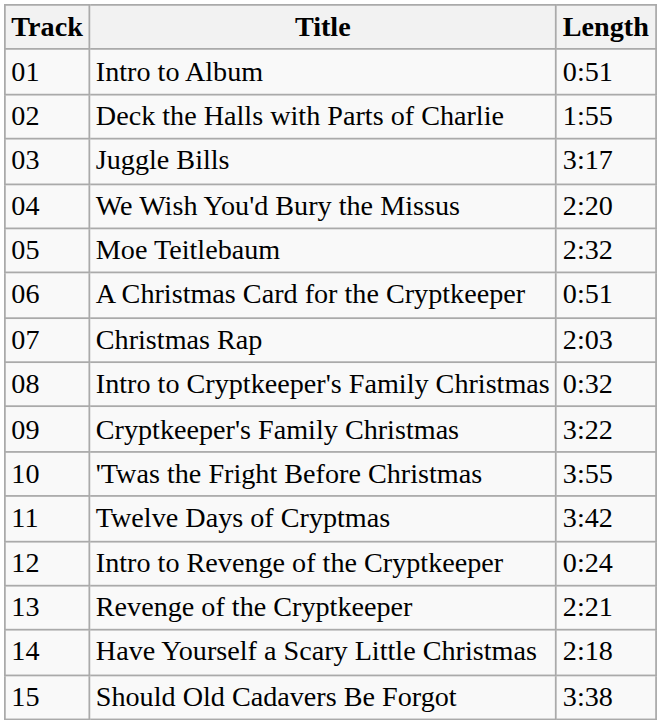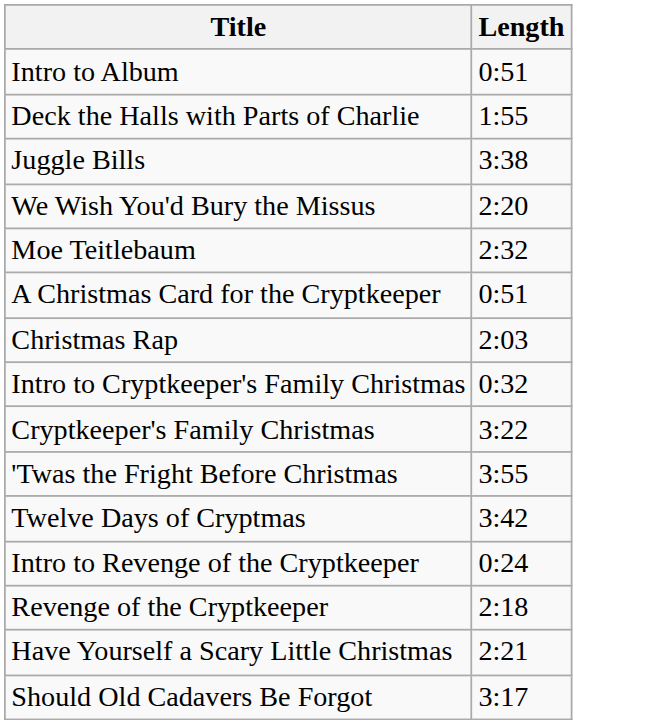- column: (47, 26)
(588, 160) 3:17 -> (503, 160) 3:38
(588, 607) 2:21 -> (503, 607) 2:18
(588, 652) 2:18 -> (503, 652) 2:21
(588, 696) 3:38 -> (503, 696) 3:17
